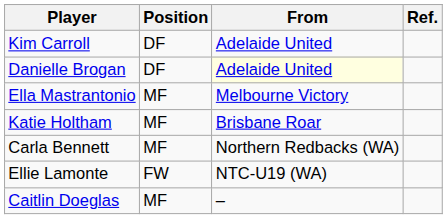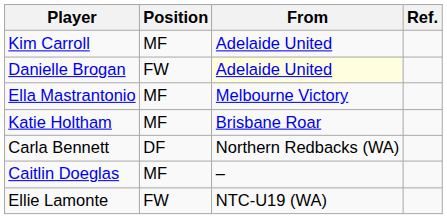(154, 43) DF -> (155, 43) MF
(154, 69) DF -> (156, 69) FW
(155, 148) MF -> (154, 148) DF
rows swapped: (64, 200) <-> (58, 174)
